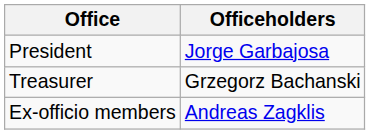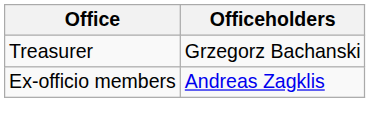- row: (50, 50)
